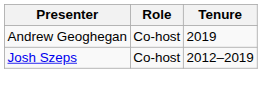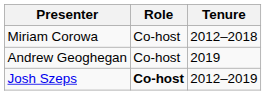+ row: (53, 36)
(157, 57) normal -> (159, 79) bold
